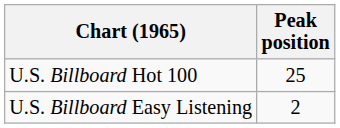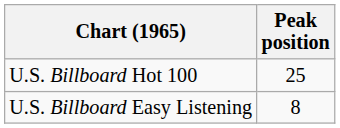(296, 107) 2 -> (296, 107) 8
